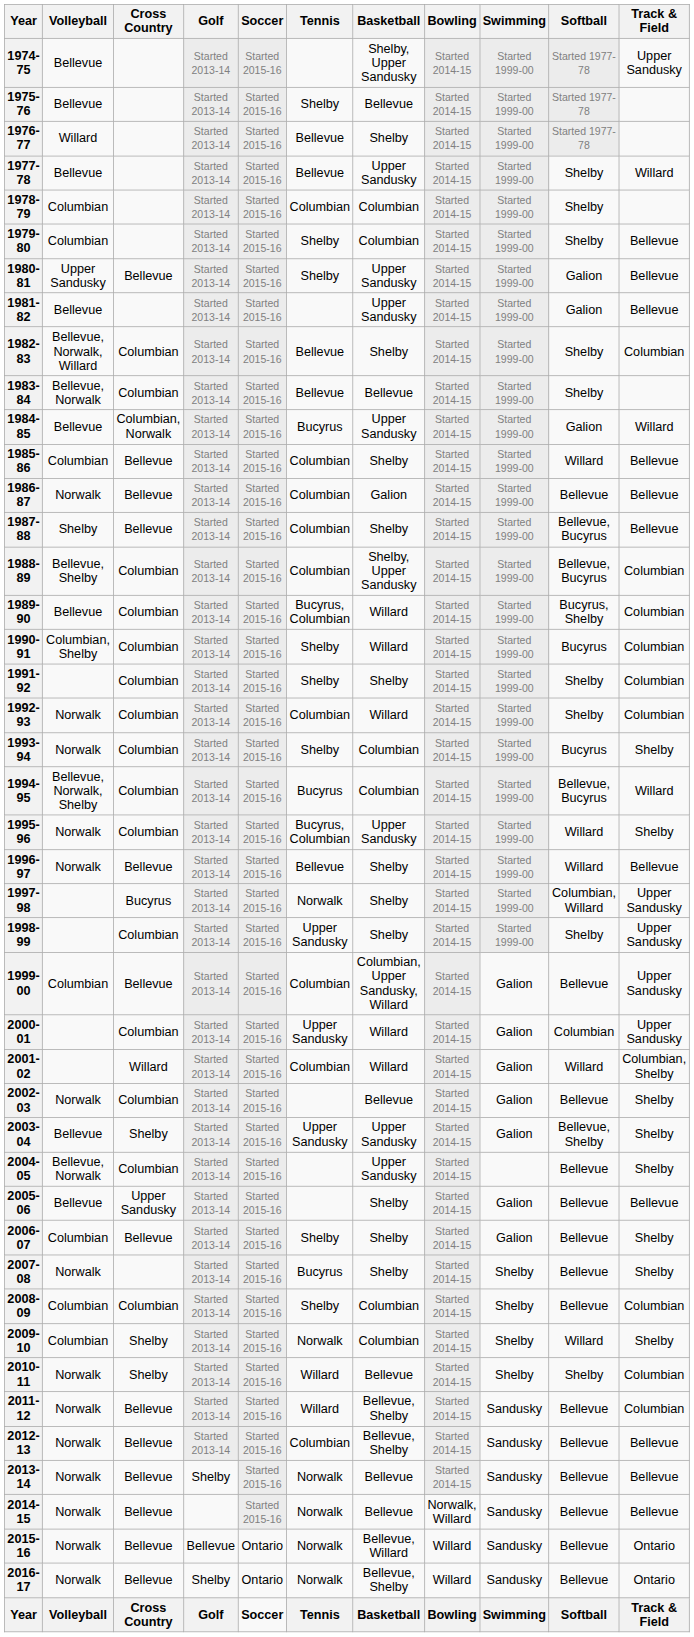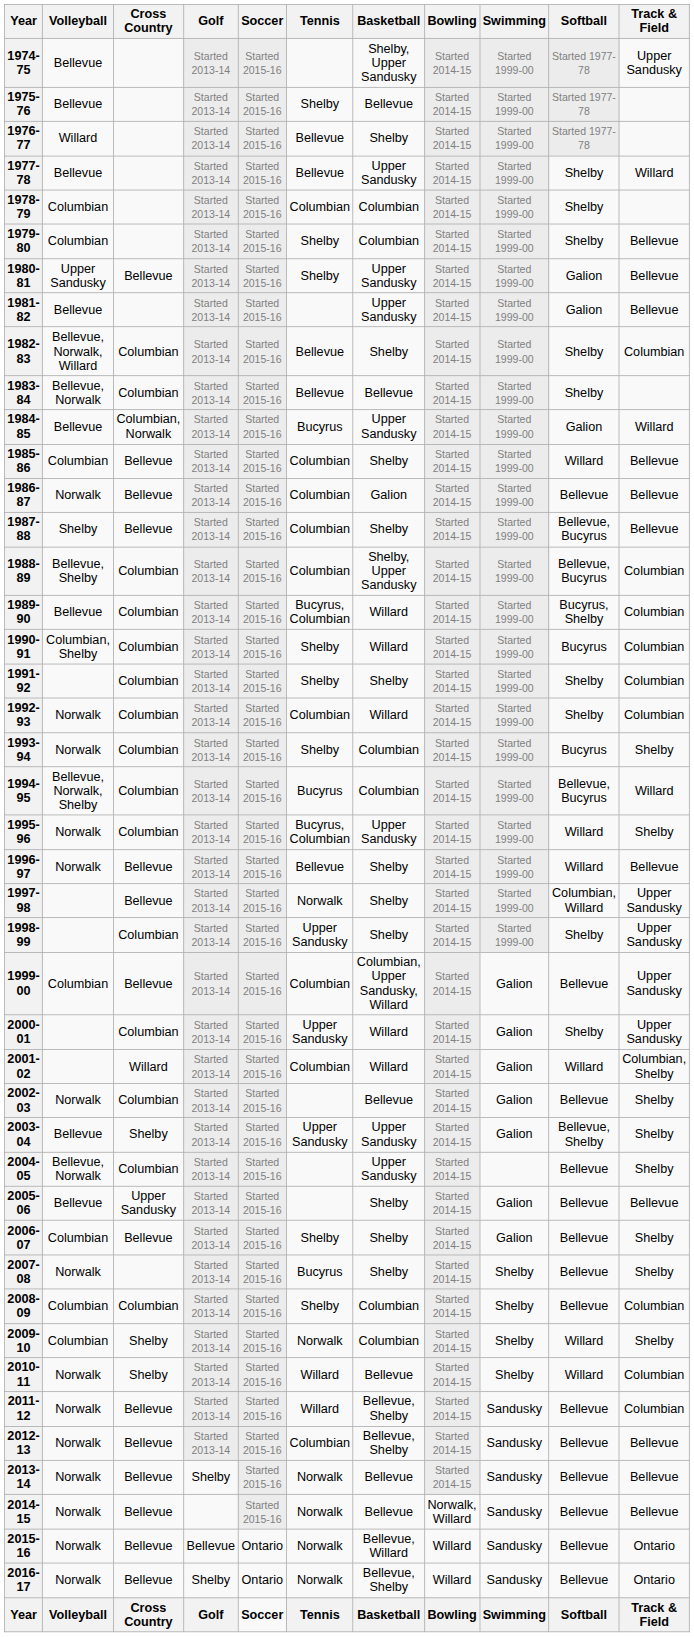(148, 900) Bucyrus -> (148, 900) Bellevue
(584, 1032) Columbian -> (584, 1032) Shelby
(584, 1374) Shelby -> (584, 1374) Willard
